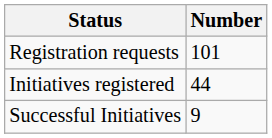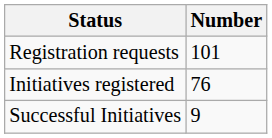(201, 84) 44 -> (201, 84) 76
